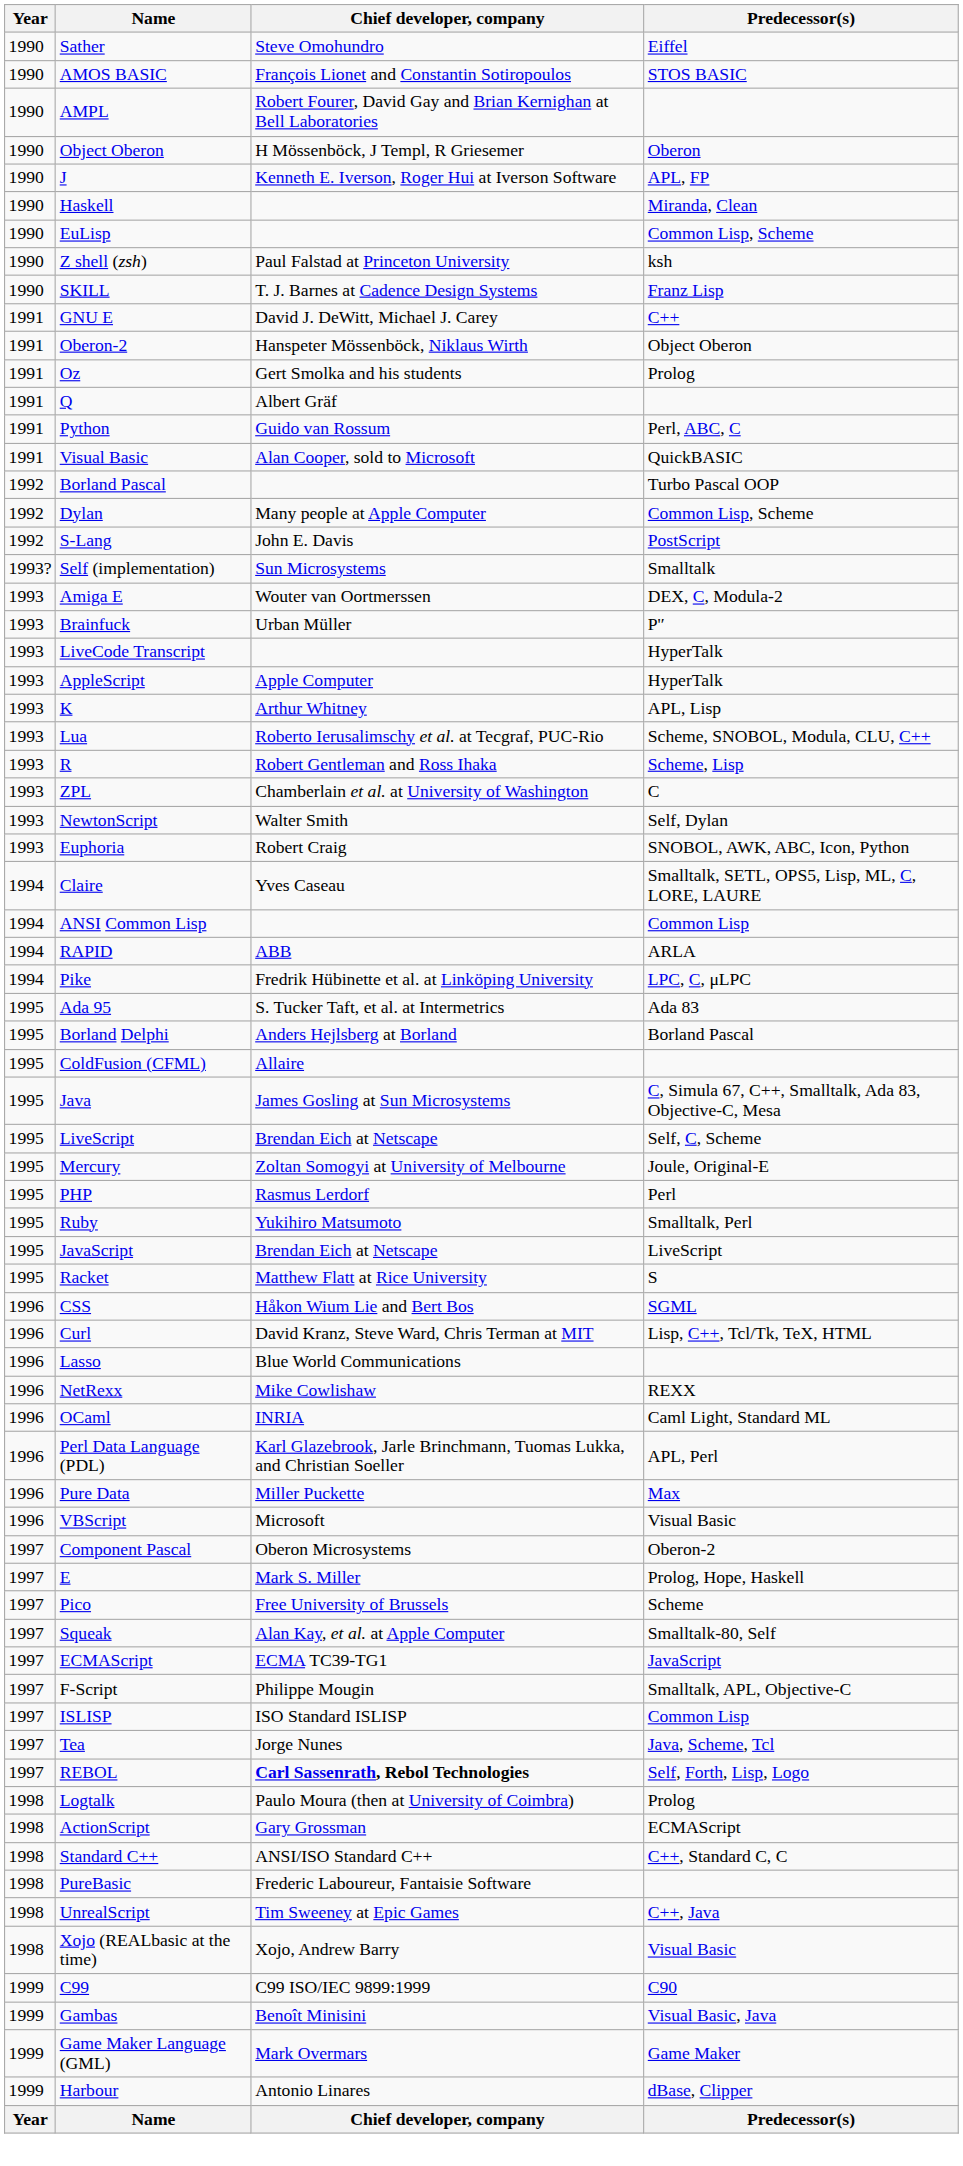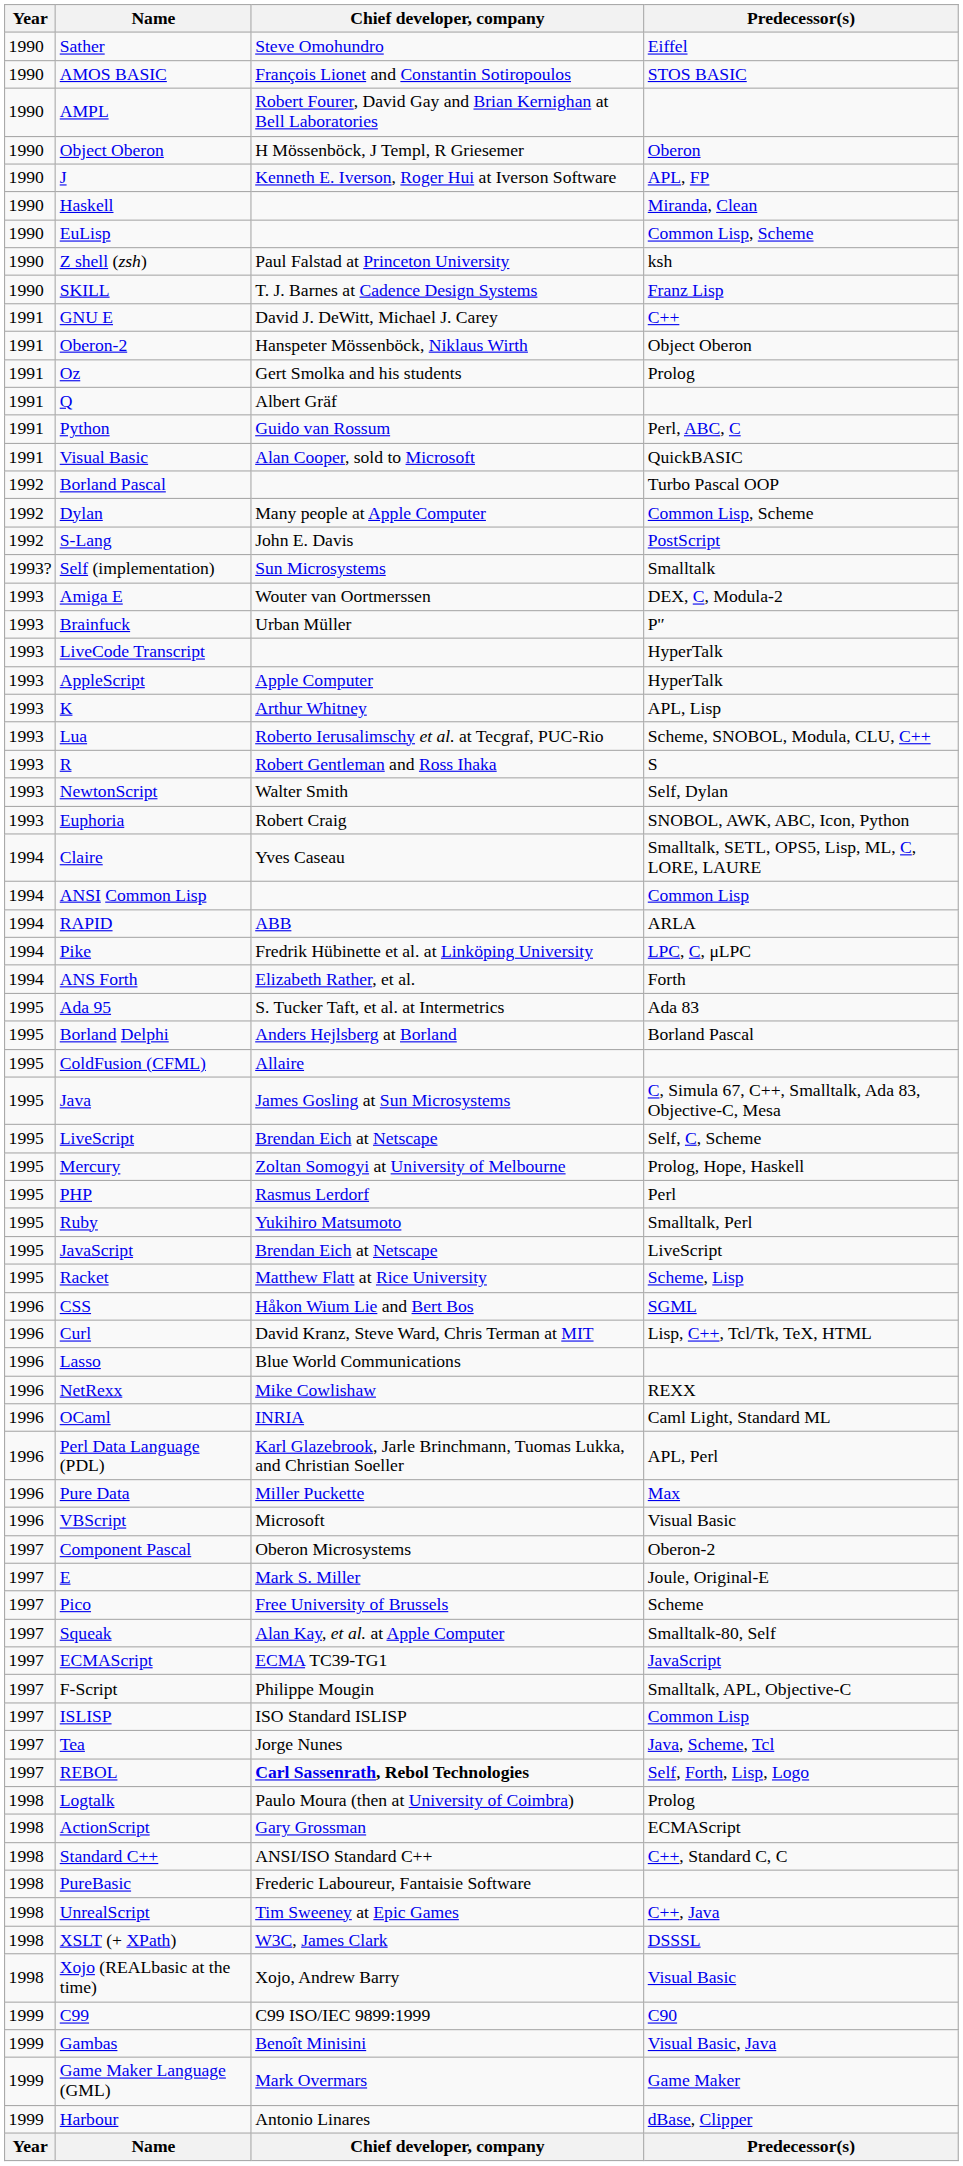(696, 763) Scheme, Lisp -> (653, 763) S
- row: (75, 791)
+ row: (99, 979)
(708, 1166) Joule, Original-E -> (726, 1166) Prolog, Hope, Haskell
(653, 1278) S -> (696, 1278) Scheme, Lisp
(726, 1577) Prolog, Hope, Haskell -> (708, 1577) Joule, Original-E
+ row: (118, 1939)
